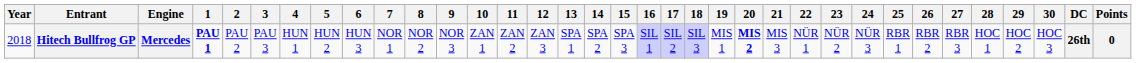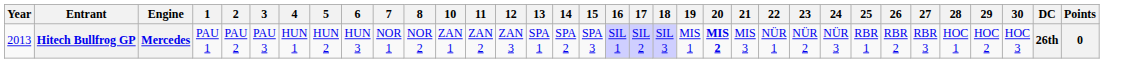- column: (452, 13)
(19, 40) 2018 -> (19, 40) 2013
(208, 40) bold -> (207, 40) normal
